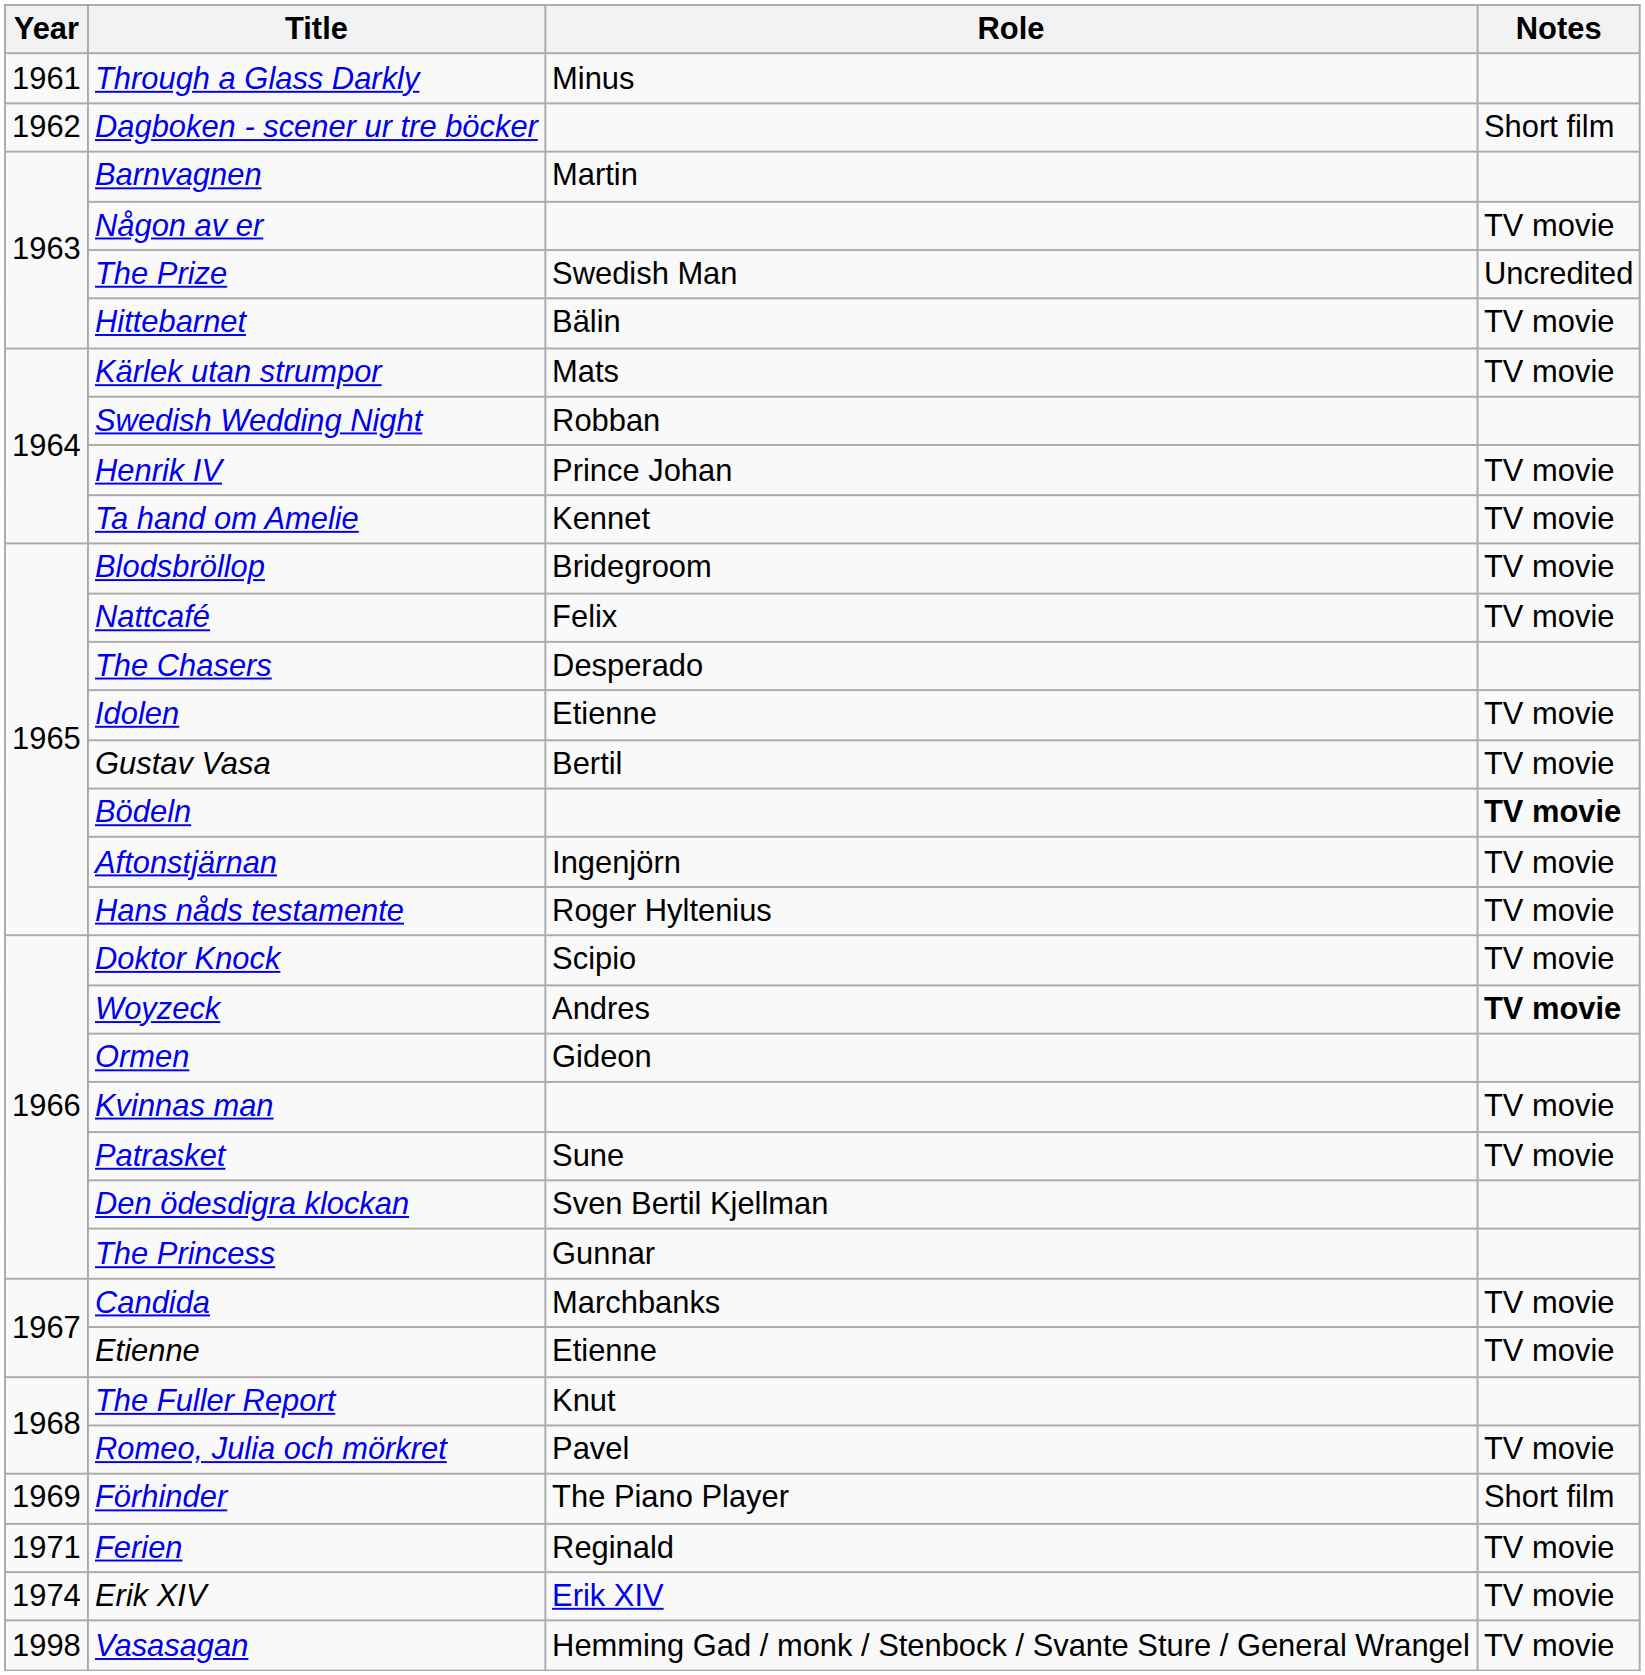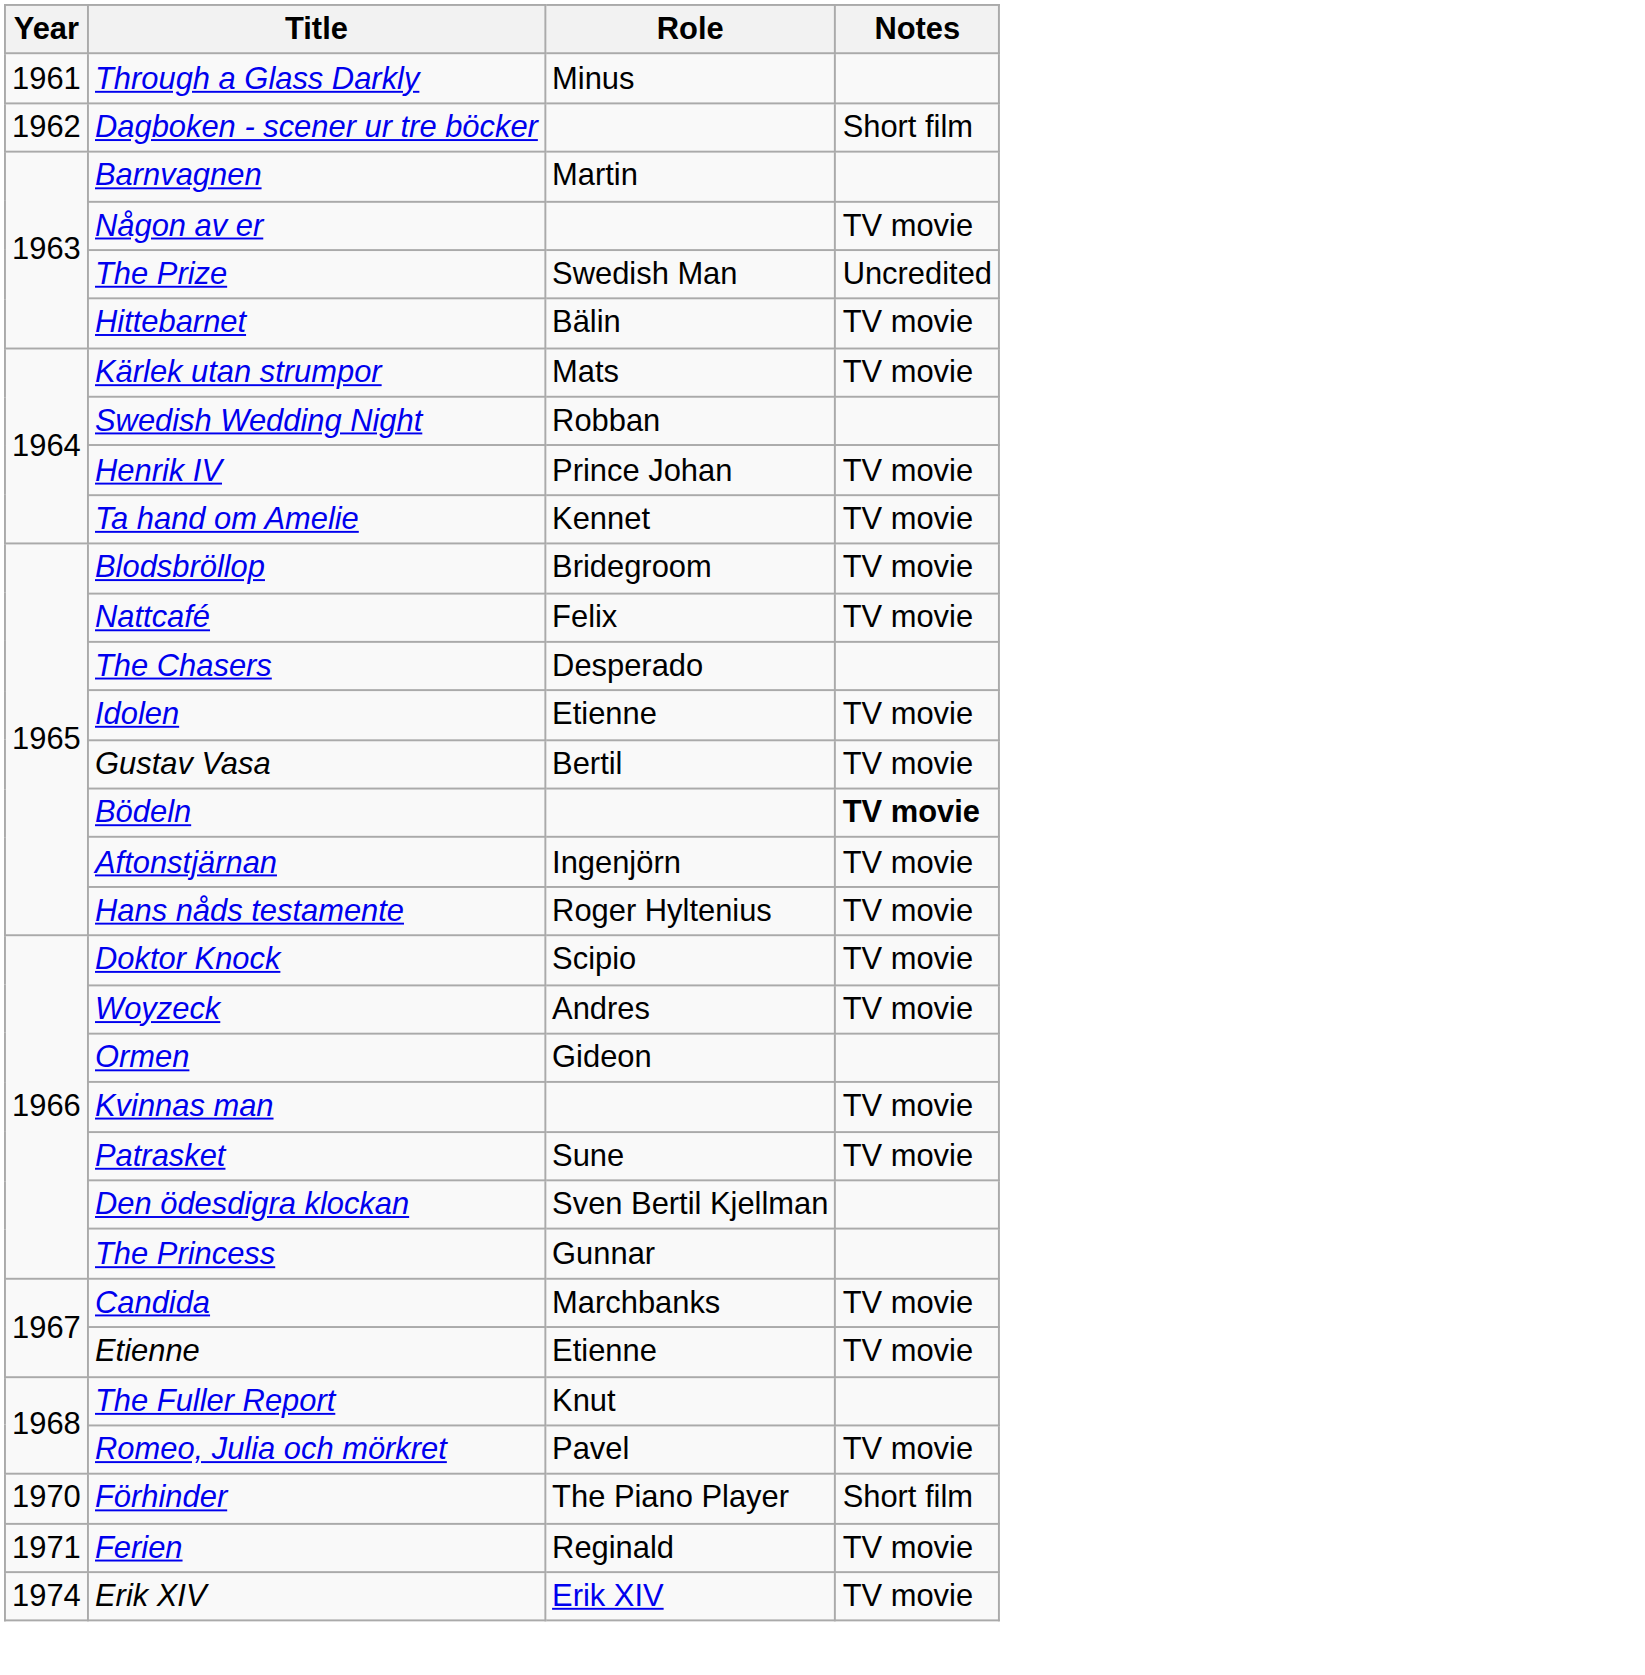(1553, 1008) bold -> (908, 1008) normal
(46, 1498) 1969 -> (46, 1498) 1970
- row: (172, 1645)
